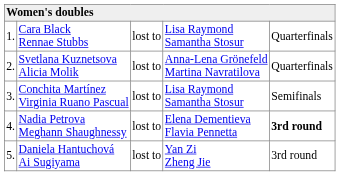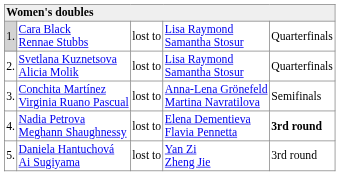(11, 36) no background -> (11, 36) lightgrey background
(216, 66) Anna-Lena Grönefeld Martina Navratilova -> (204, 66) Lisa Raymond Samantha Stosur
(204, 96) Lisa Raymond Samantha Stosur -> (216, 96) Anna-Lena Grönefeld Martina Navratilova
